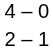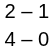rows swapped: (27, 12) <-> (27, 39)
